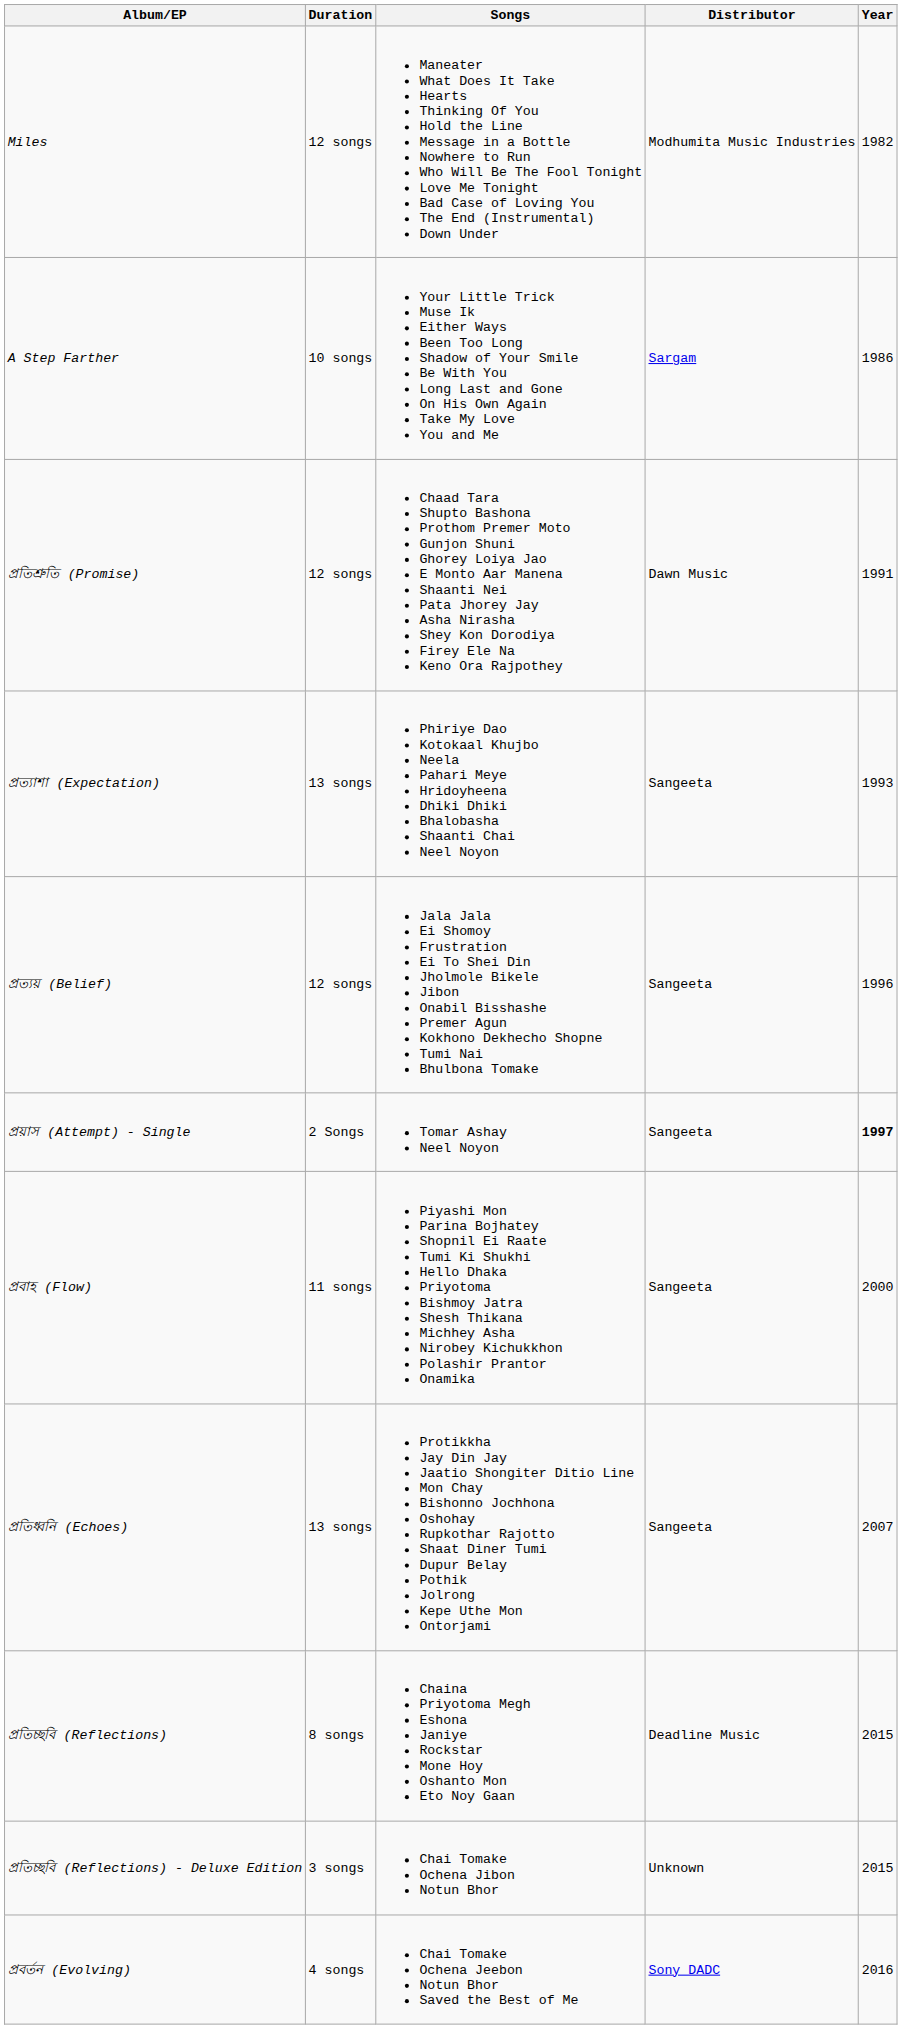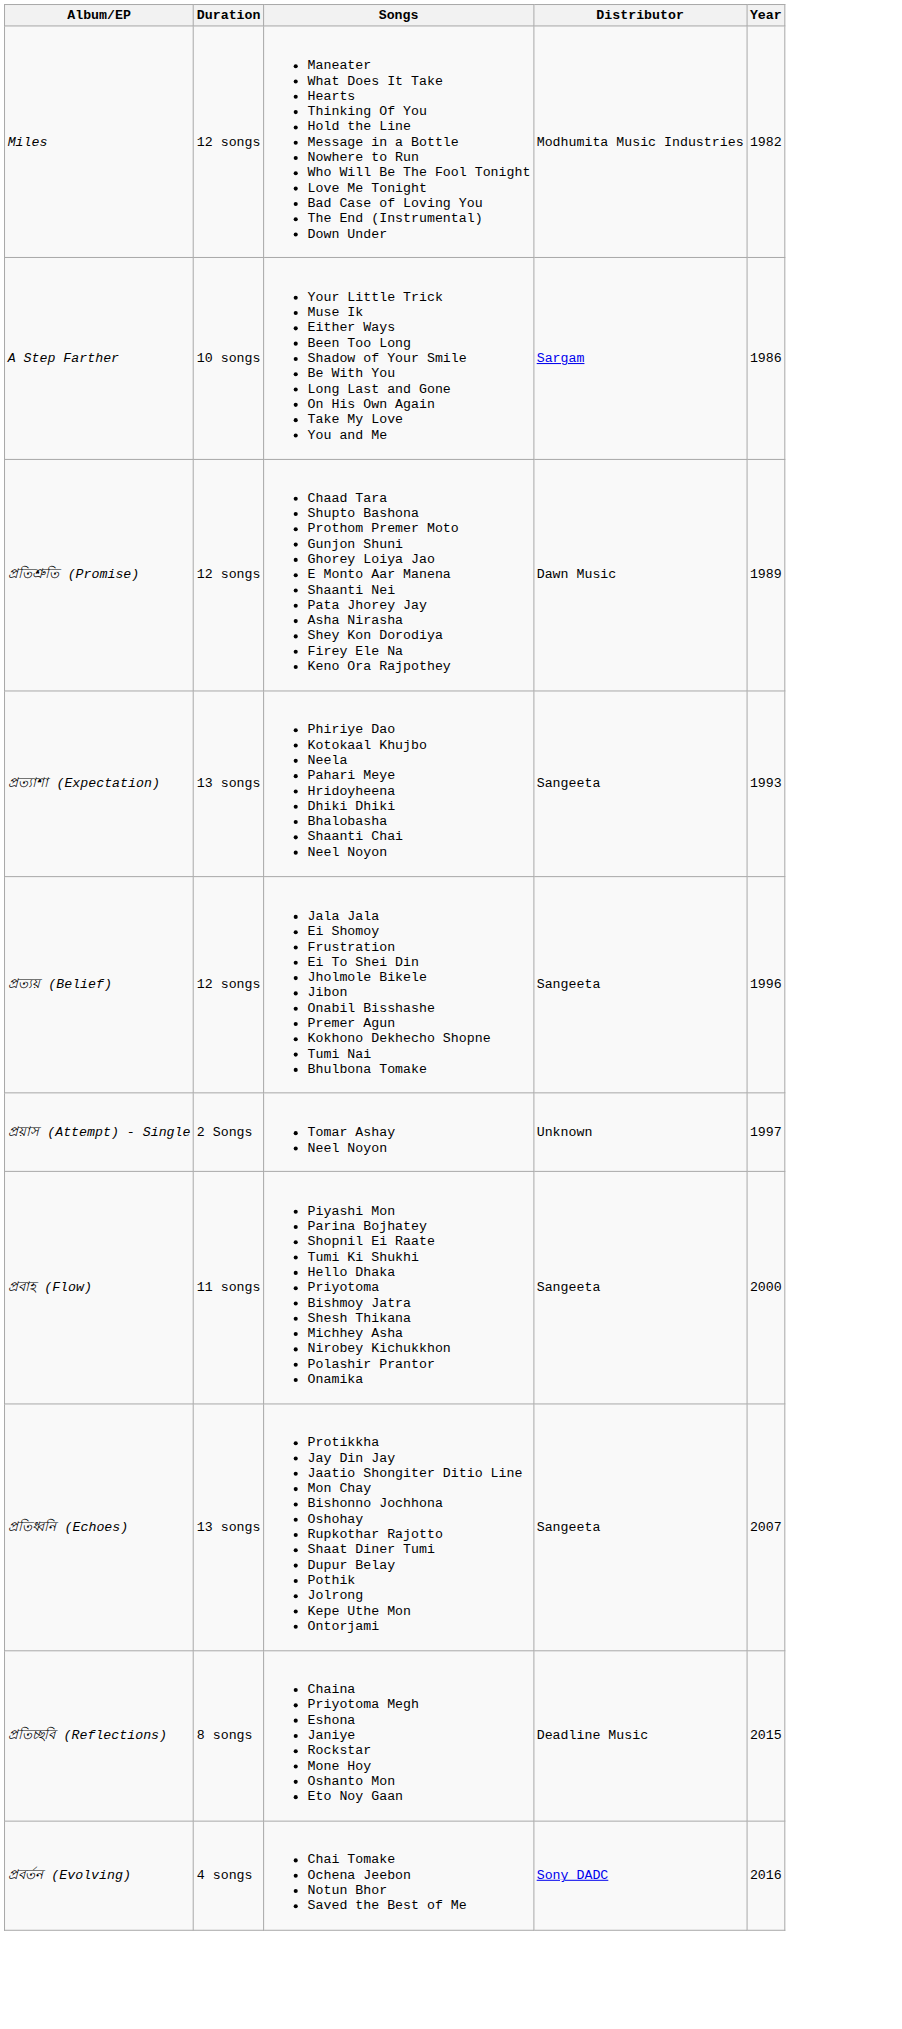(878, 575) 1991 -> (766, 575) 1989
(680, 1132) Sangeeta -> (565, 1132) Unknown
(878, 1132) bold -> (766, 1132) normal
- row: (155, 1868)
